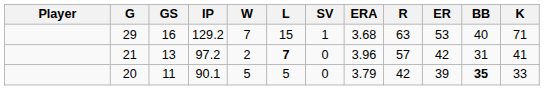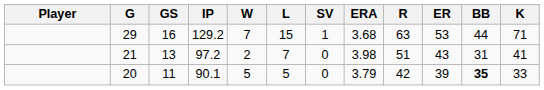(481, 34) 40 -> (481, 34) 44
(286, 54) bold -> (286, 54) normal
(364, 54) 3.96 -> (364, 54) 3.98
(403, 54) 57 -> (403, 54) 51
(442, 54) 42 -> (442, 54) 43
